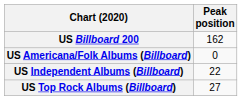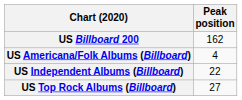(215, 55) 0 -> (215, 55) 4
